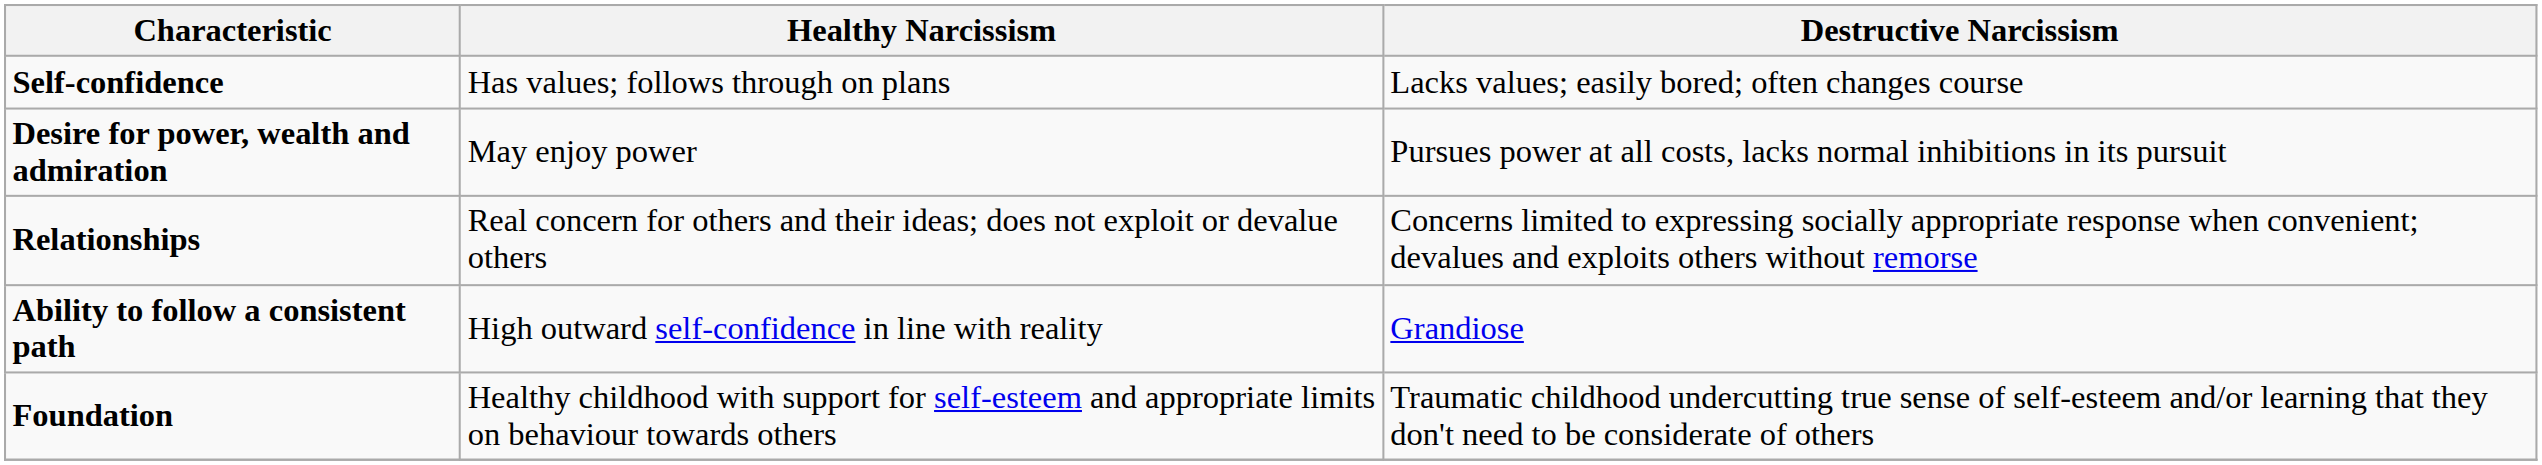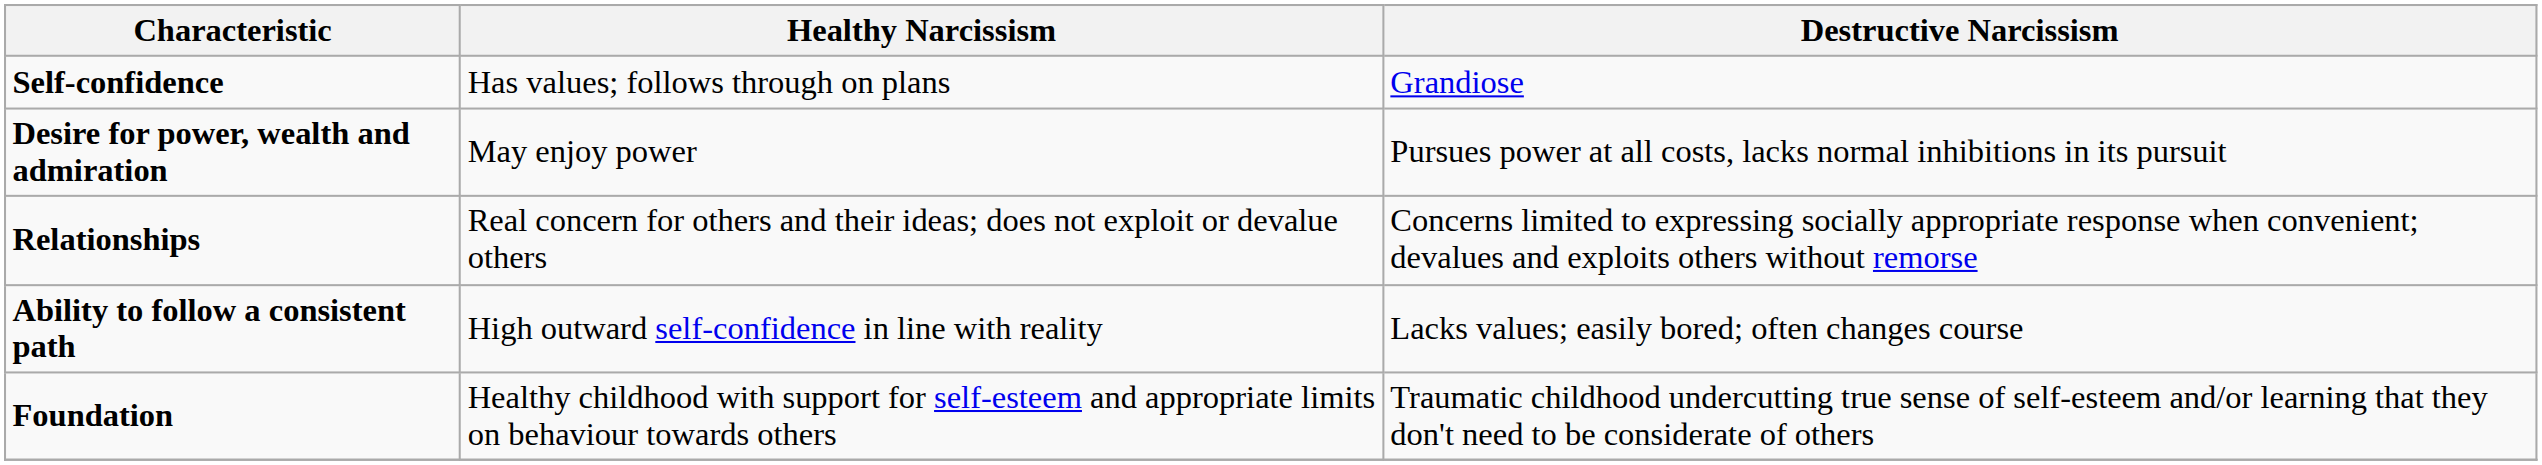(1707, 81) Lacks values; easily bored; often changes course -> (1457, 81) Grandiose
(1457, 327) Grandiose -> (1707, 327) Lacks values; easily bored; often changes course
